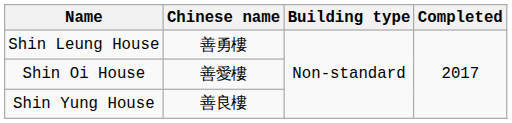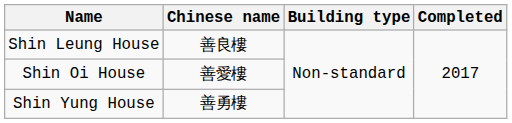(224, 45) 善勇樓 -> (224, 45) 善良樓
(224, 104) 善良樓 -> (224, 104) 善勇樓
